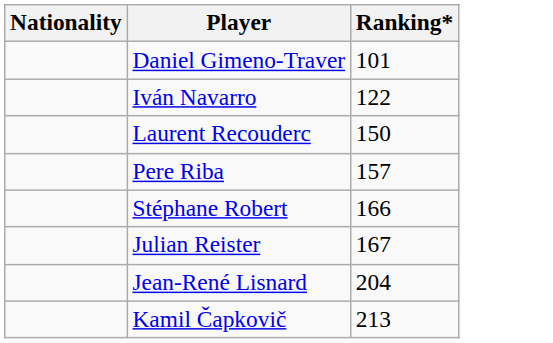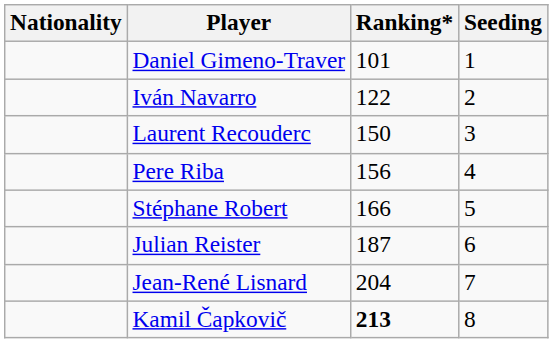+ column: (503, 23)
(373, 171) 157 -> (373, 171) 156
(373, 245) 167 -> (373, 245) 187
(373, 319) normal -> (373, 319) bold
